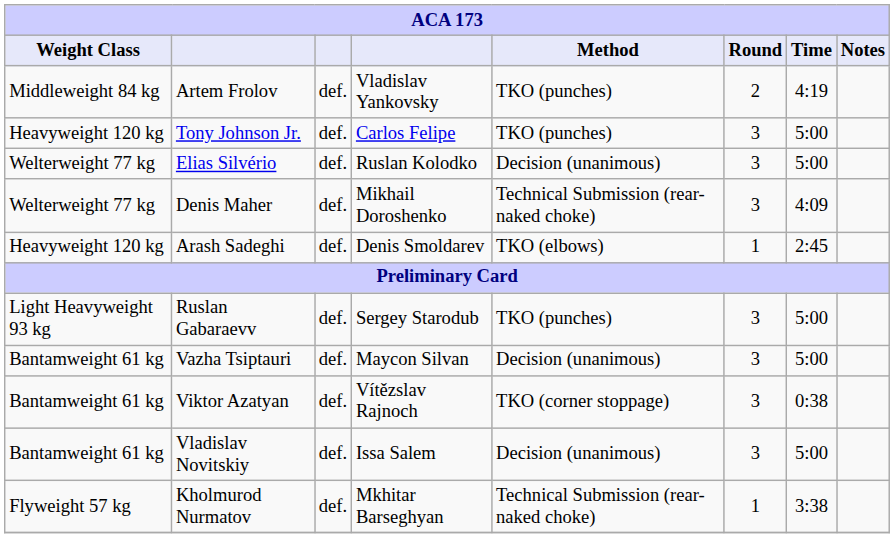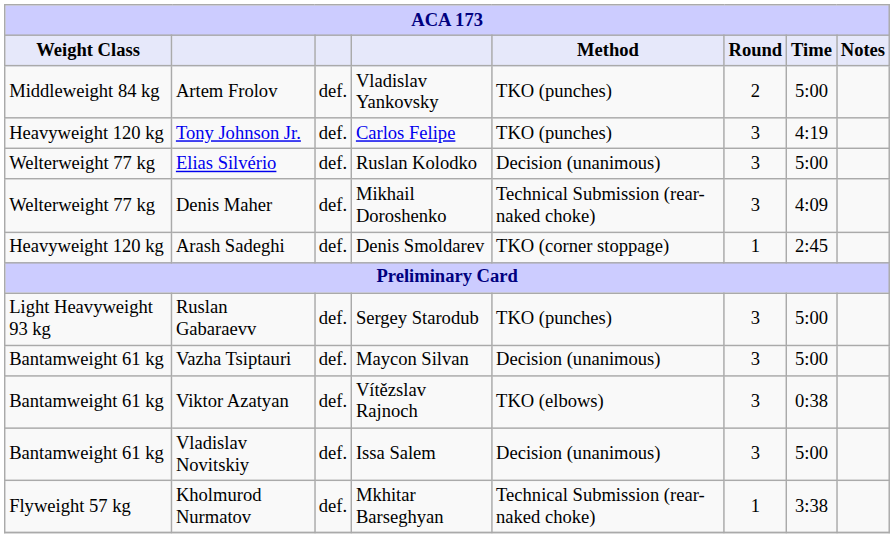(811, 91) 4:19 -> (811, 91) 5:00
(811, 133) 5:00 -> (811, 133) 4:19
(550, 246) TKO (elbows) -> (583, 246) TKO (corner stoppage)
(583, 401) TKO (corner stoppage) -> (550, 401) TKO (elbows)
